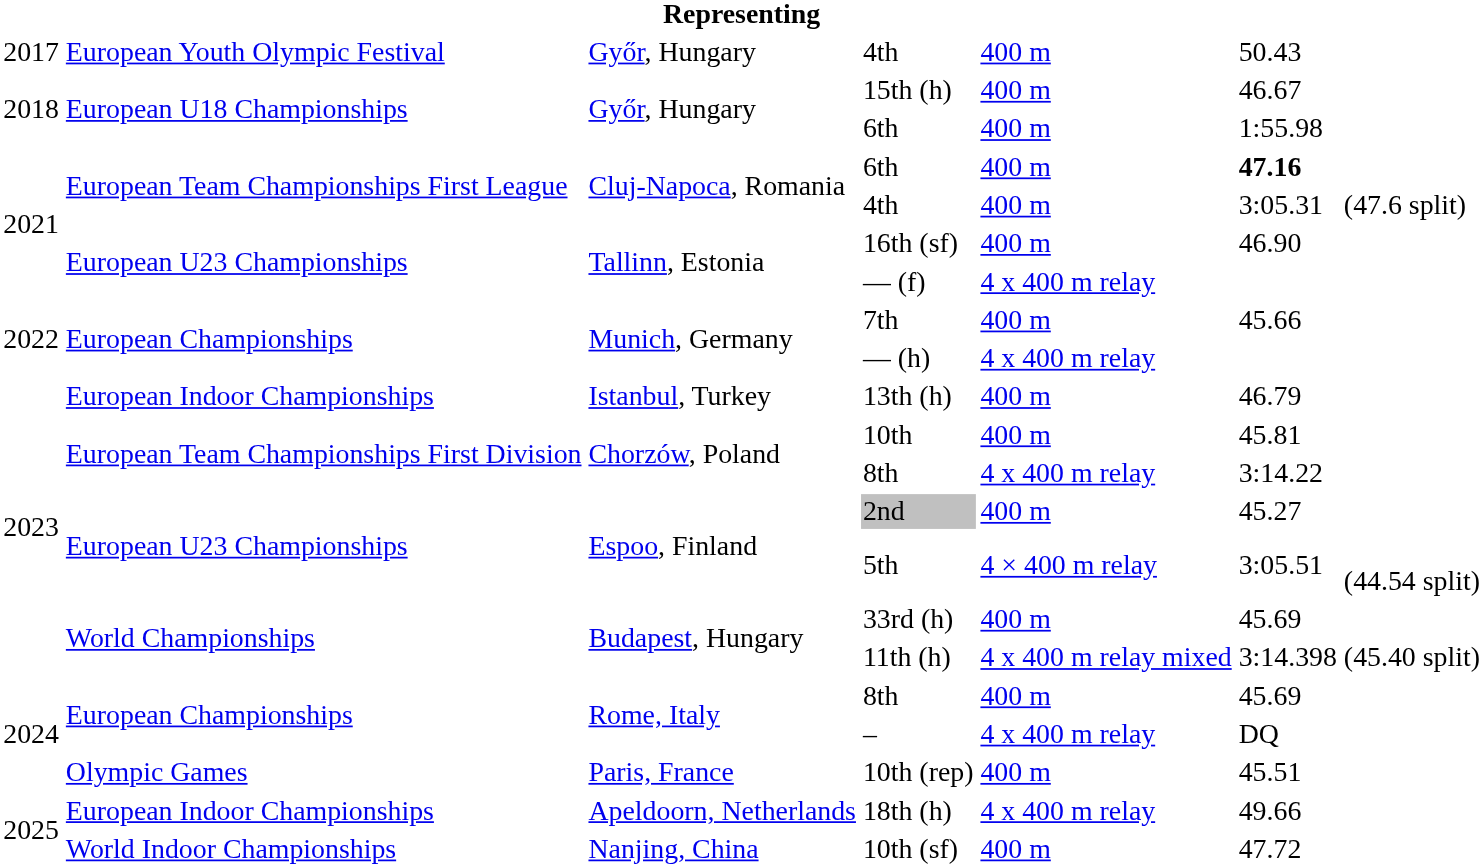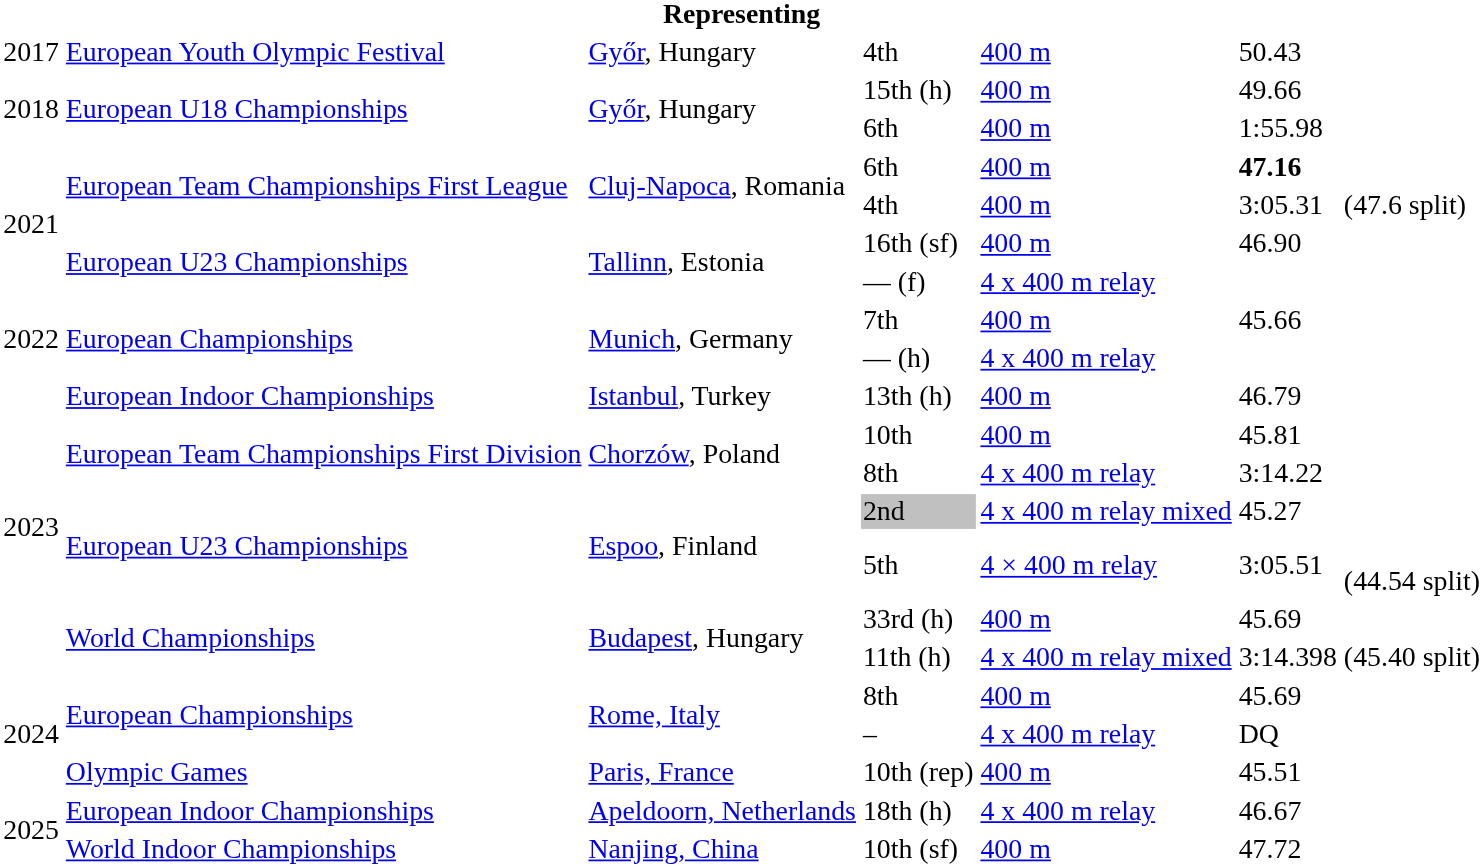(1270, 90) 46.67 -> (1270, 90) 49.66
(1016, 511) 400 m -> (1106, 511) 4 x 400 m relay mixed
(1270, 810) 49.66 -> (1270, 810) 46.67
